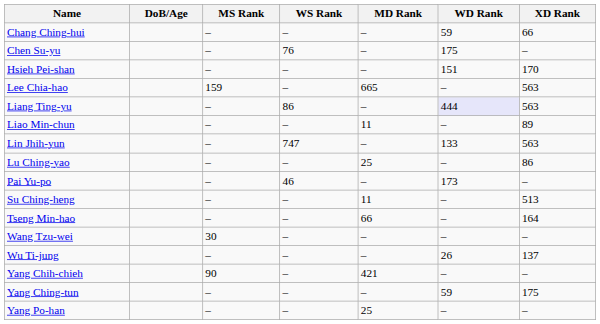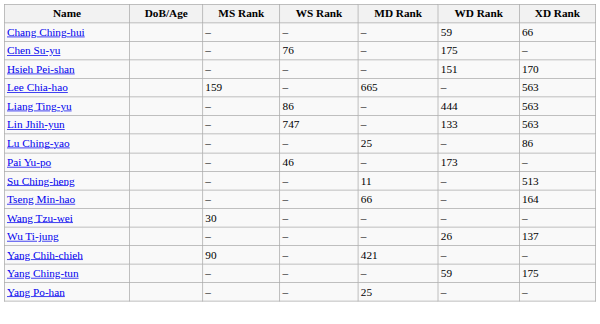(449, 106) lavender background -> (449, 106) no background
- row: (41, 125)
